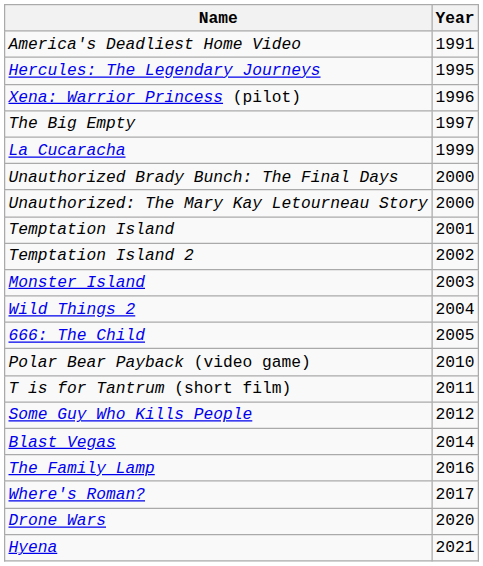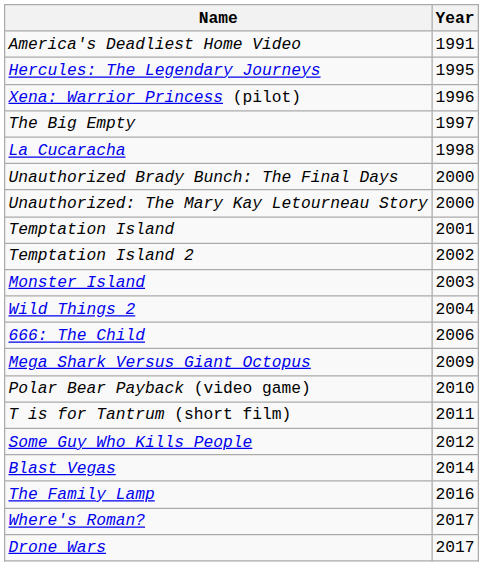(455, 150) 1999 -> (455, 150) 1998
(455, 336) 2005 -> (455, 336) 2006
+ row: (160, 362)
(455, 521) 2020 -> (455, 548) 2017
- row: (33, 548)
